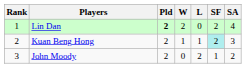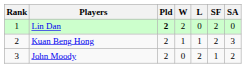(233, 26) 4 -> (233, 26) 0
(216, 41) paleturquoise background -> (216, 41) no background
